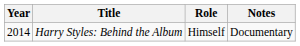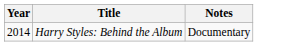- column: (206, 13)
